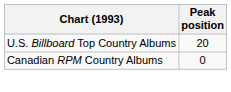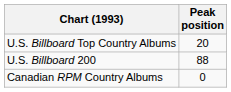+ row: (51, 60)
